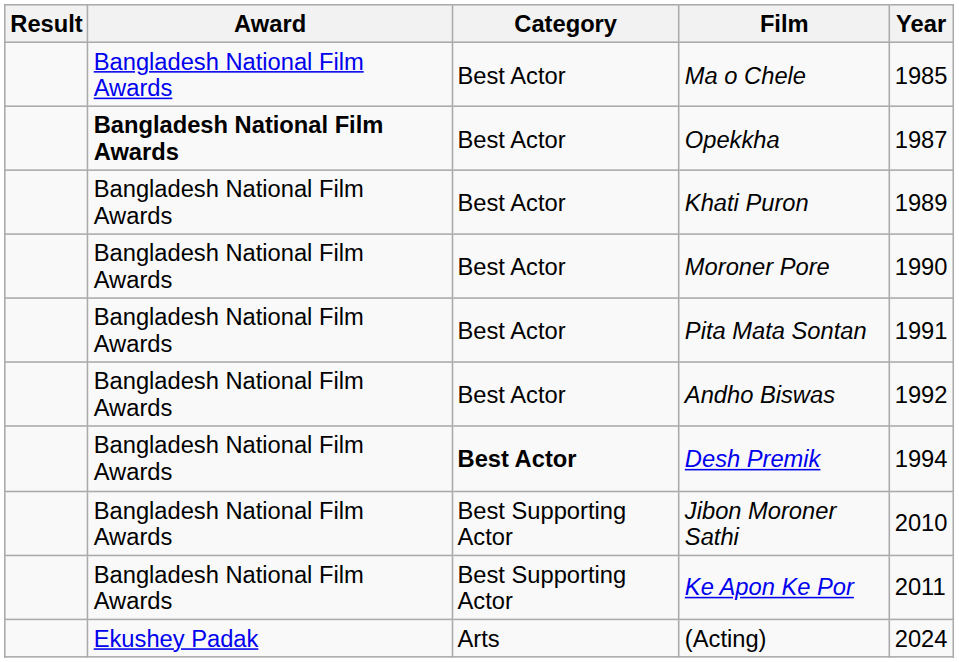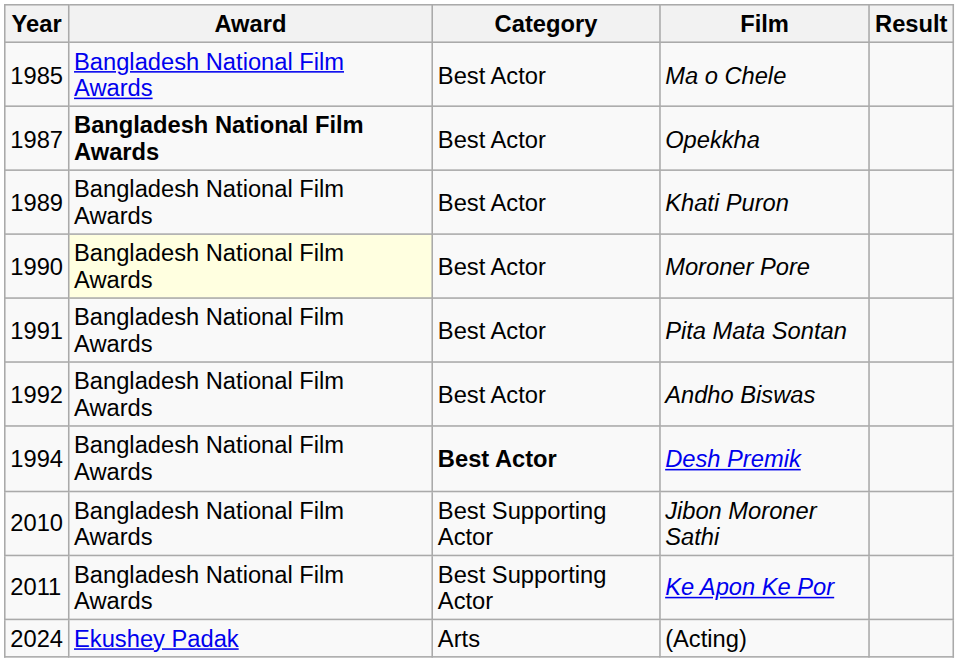columns swapped: (921, 24) <-> (46, 24)
(229, 267) no background -> (209, 267) lightyellow background
